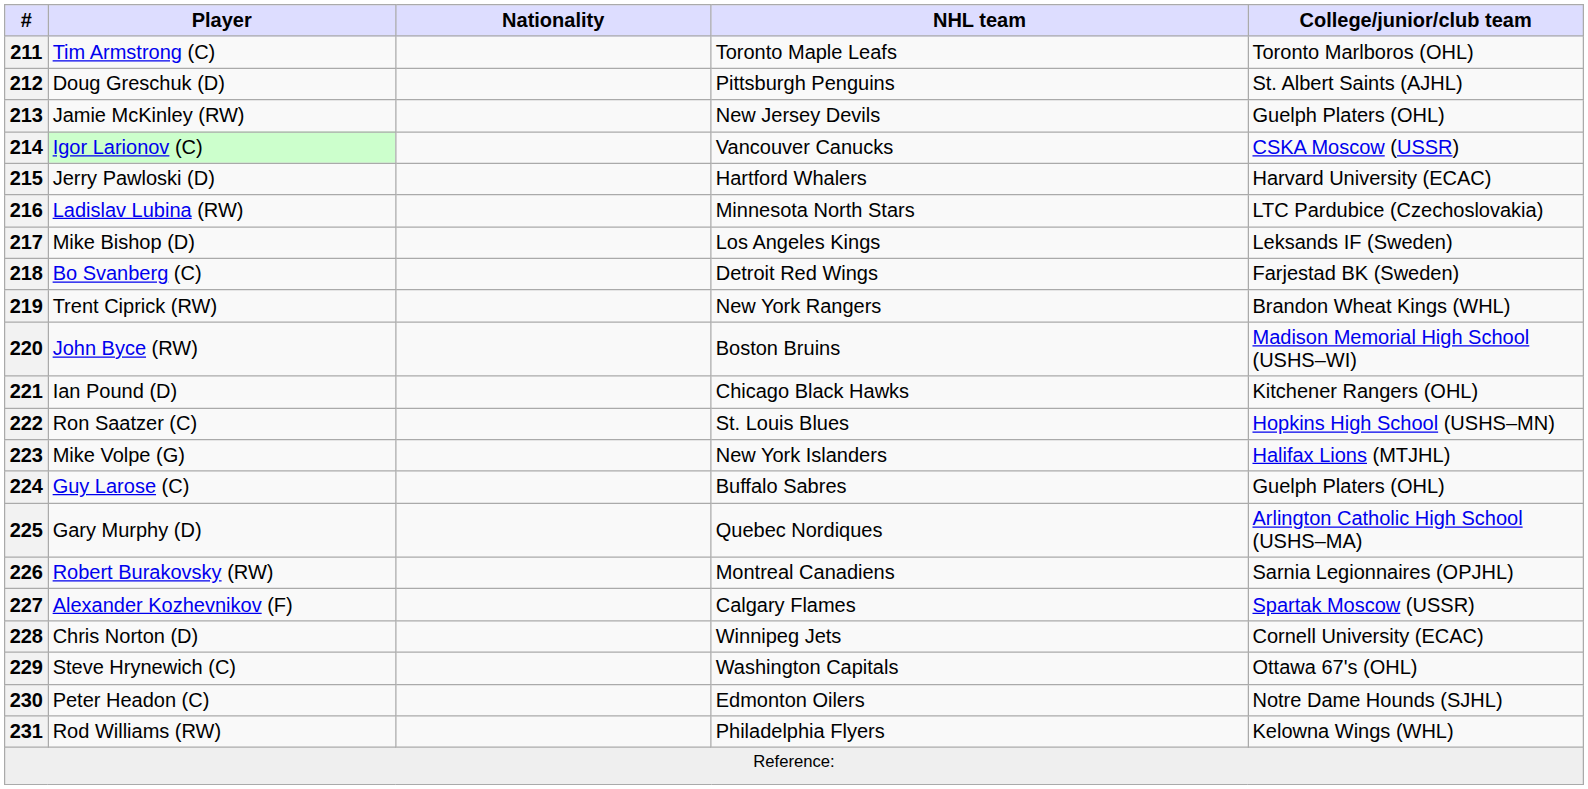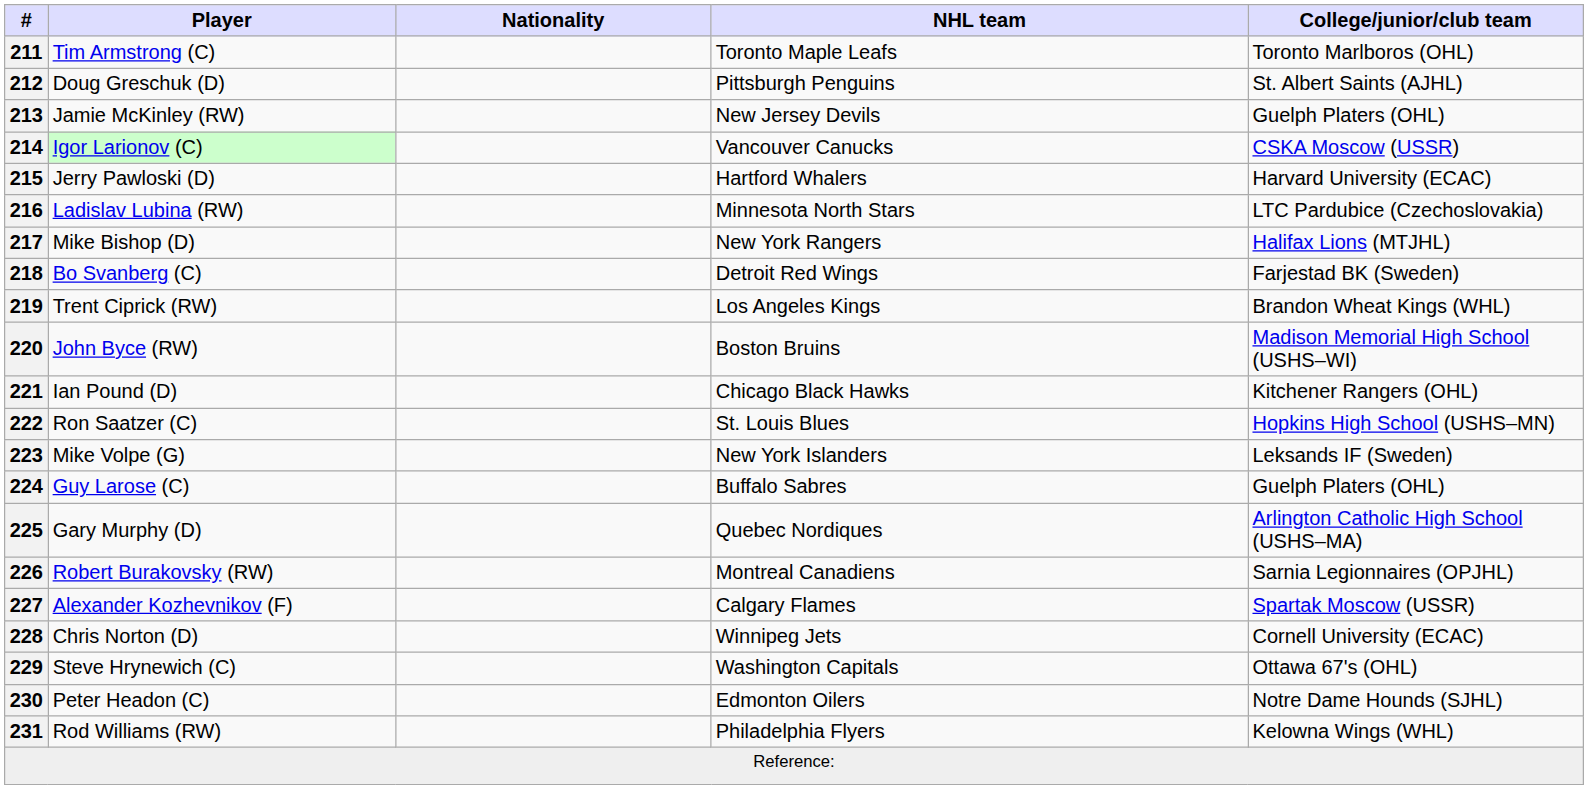(798, 242) Los Angeles Kings -> (799, 242) New York Rangers
(1353, 242) Leksands IF (Sweden) -> (1351, 242) Halifax Lions (MTJHL)
(799, 305) New York Rangers -> (798, 305) Los Angeles Kings
(1351, 455) Halifax Lions (MTJHL) -> (1353, 455) Leksands IF (Sweden)
